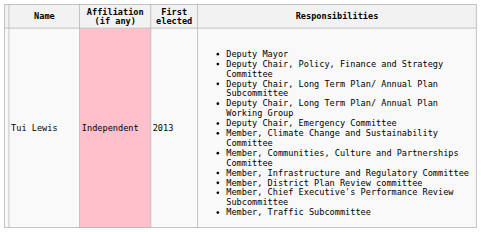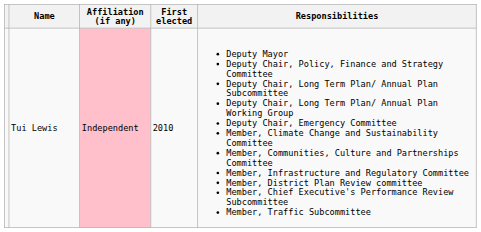(163, 128) 2013 -> (163, 128) 2010
